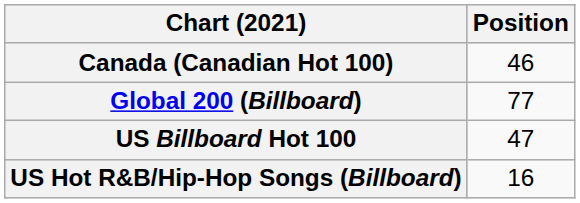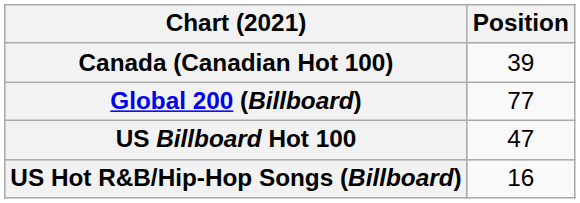(521, 62) 46 -> (521, 62) 39
